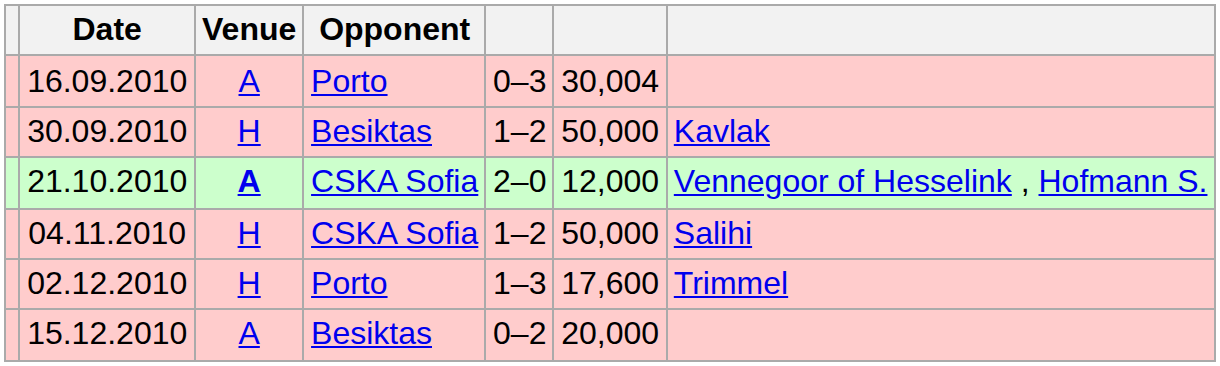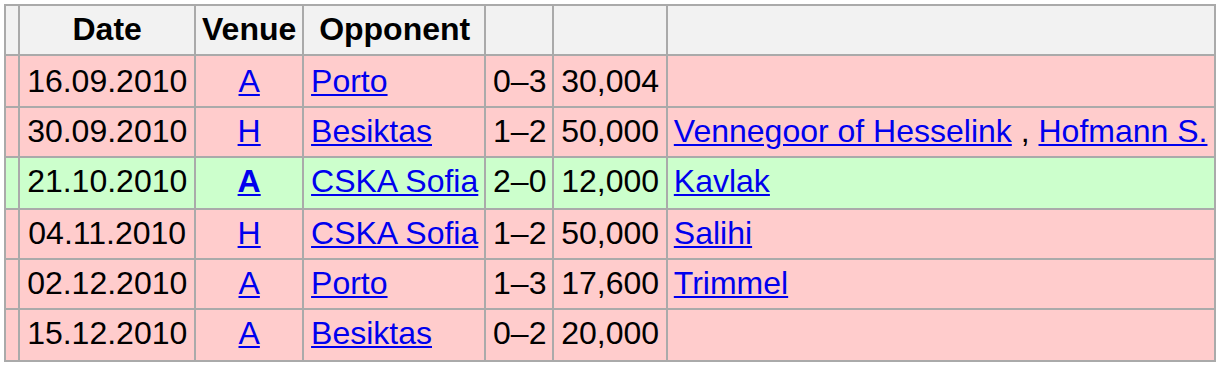(722, 131) Kavlak -> (941, 131) Vennegoor of Hesselink , Hofmann S.
(941, 182) Vennegoor of Hesselink , Hofmann S. -> (722, 182) Kavlak
(249, 283) H -> (249, 283) A
